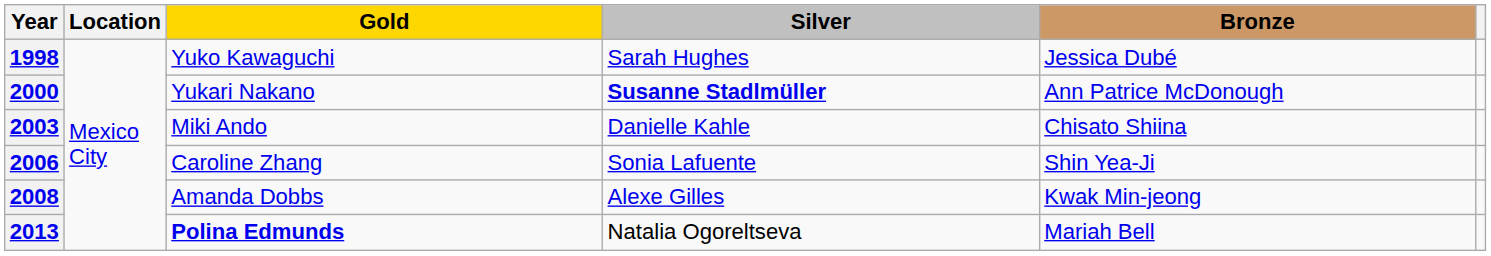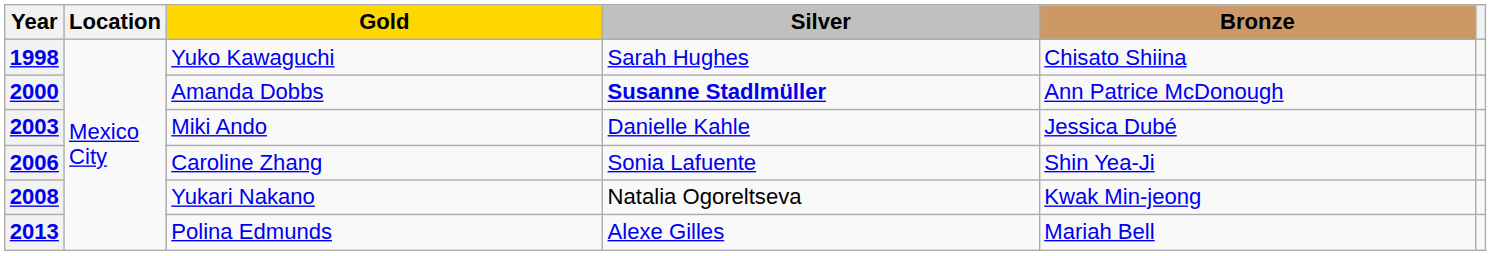(1111, 57) Jessica Dubé -> (1115, 57) Chisato Shiina
(243, 92) Yukari Nakano -> (247, 92) Amanda Dobbs
(1115, 127) Chisato Shiina -> (1111, 127) Jessica Dubé
(247, 197) Amanda Dobbs -> (243, 197) Yukari Nakano
(666, 197) Alexe Gilles -> (705, 197) Natalia Ogoreltseva
(258, 232) bold -> (252, 232) normal
(705, 232) Natalia Ogoreltseva -> (666, 232) Alexe Gilles
